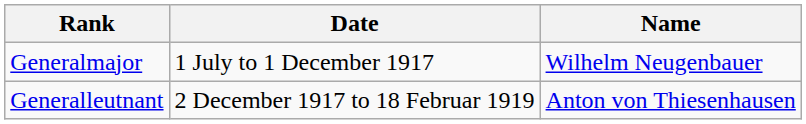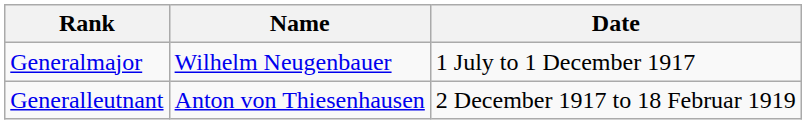columns swapped: (671, 23) <-> (355, 23)
